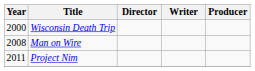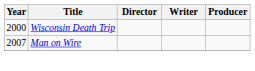(16, 43) 2008 -> (16, 43) 2007
- row: (54, 58)
